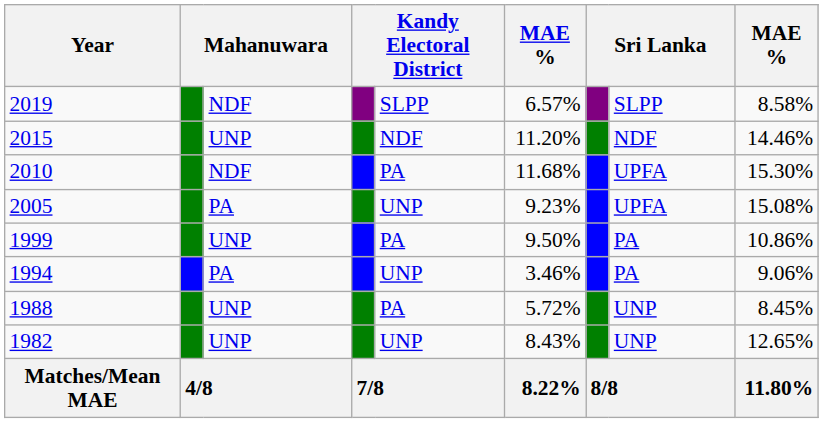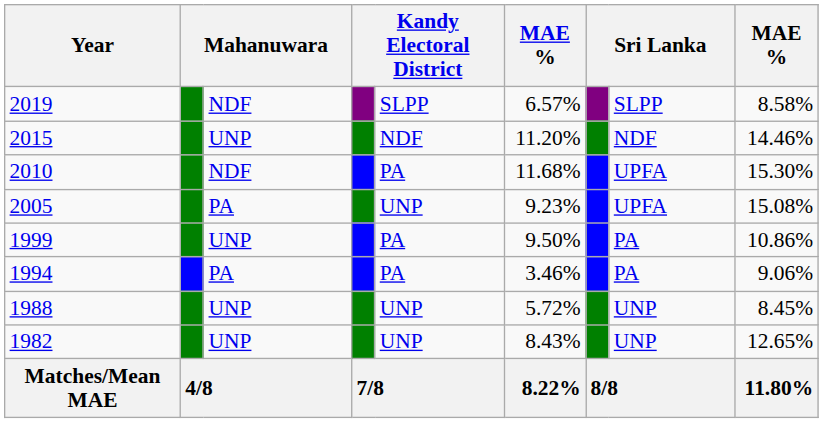(401, 273) UNP -> (392, 273) PA
(392, 307) PA -> (401, 307) UNP
